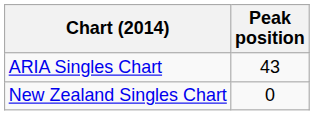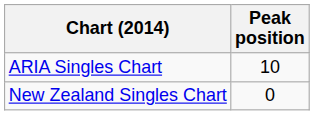(270, 67) 43 -> (270, 67) 10
